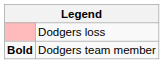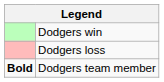+ row: (70, 32)
